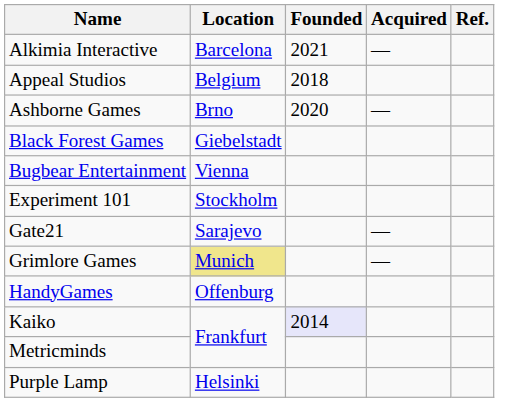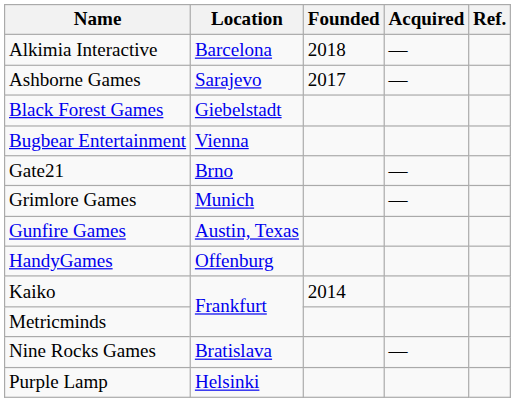(309, 49) 2021 -> (327, 49) 2018
- row: (67, 79)
(214, 110) Brno -> (228, 79) Sarajevo
(309, 110) 2020 -> (327, 79) 2017
- row: (70, 200)
(228, 230) Sarajevo -> (214, 170) Brno
(225, 261) khaki background -> (225, 200) no background
+ row: (67, 230)
(309, 321) lavender background -> (327, 291) no background
+ row: (82, 351)
